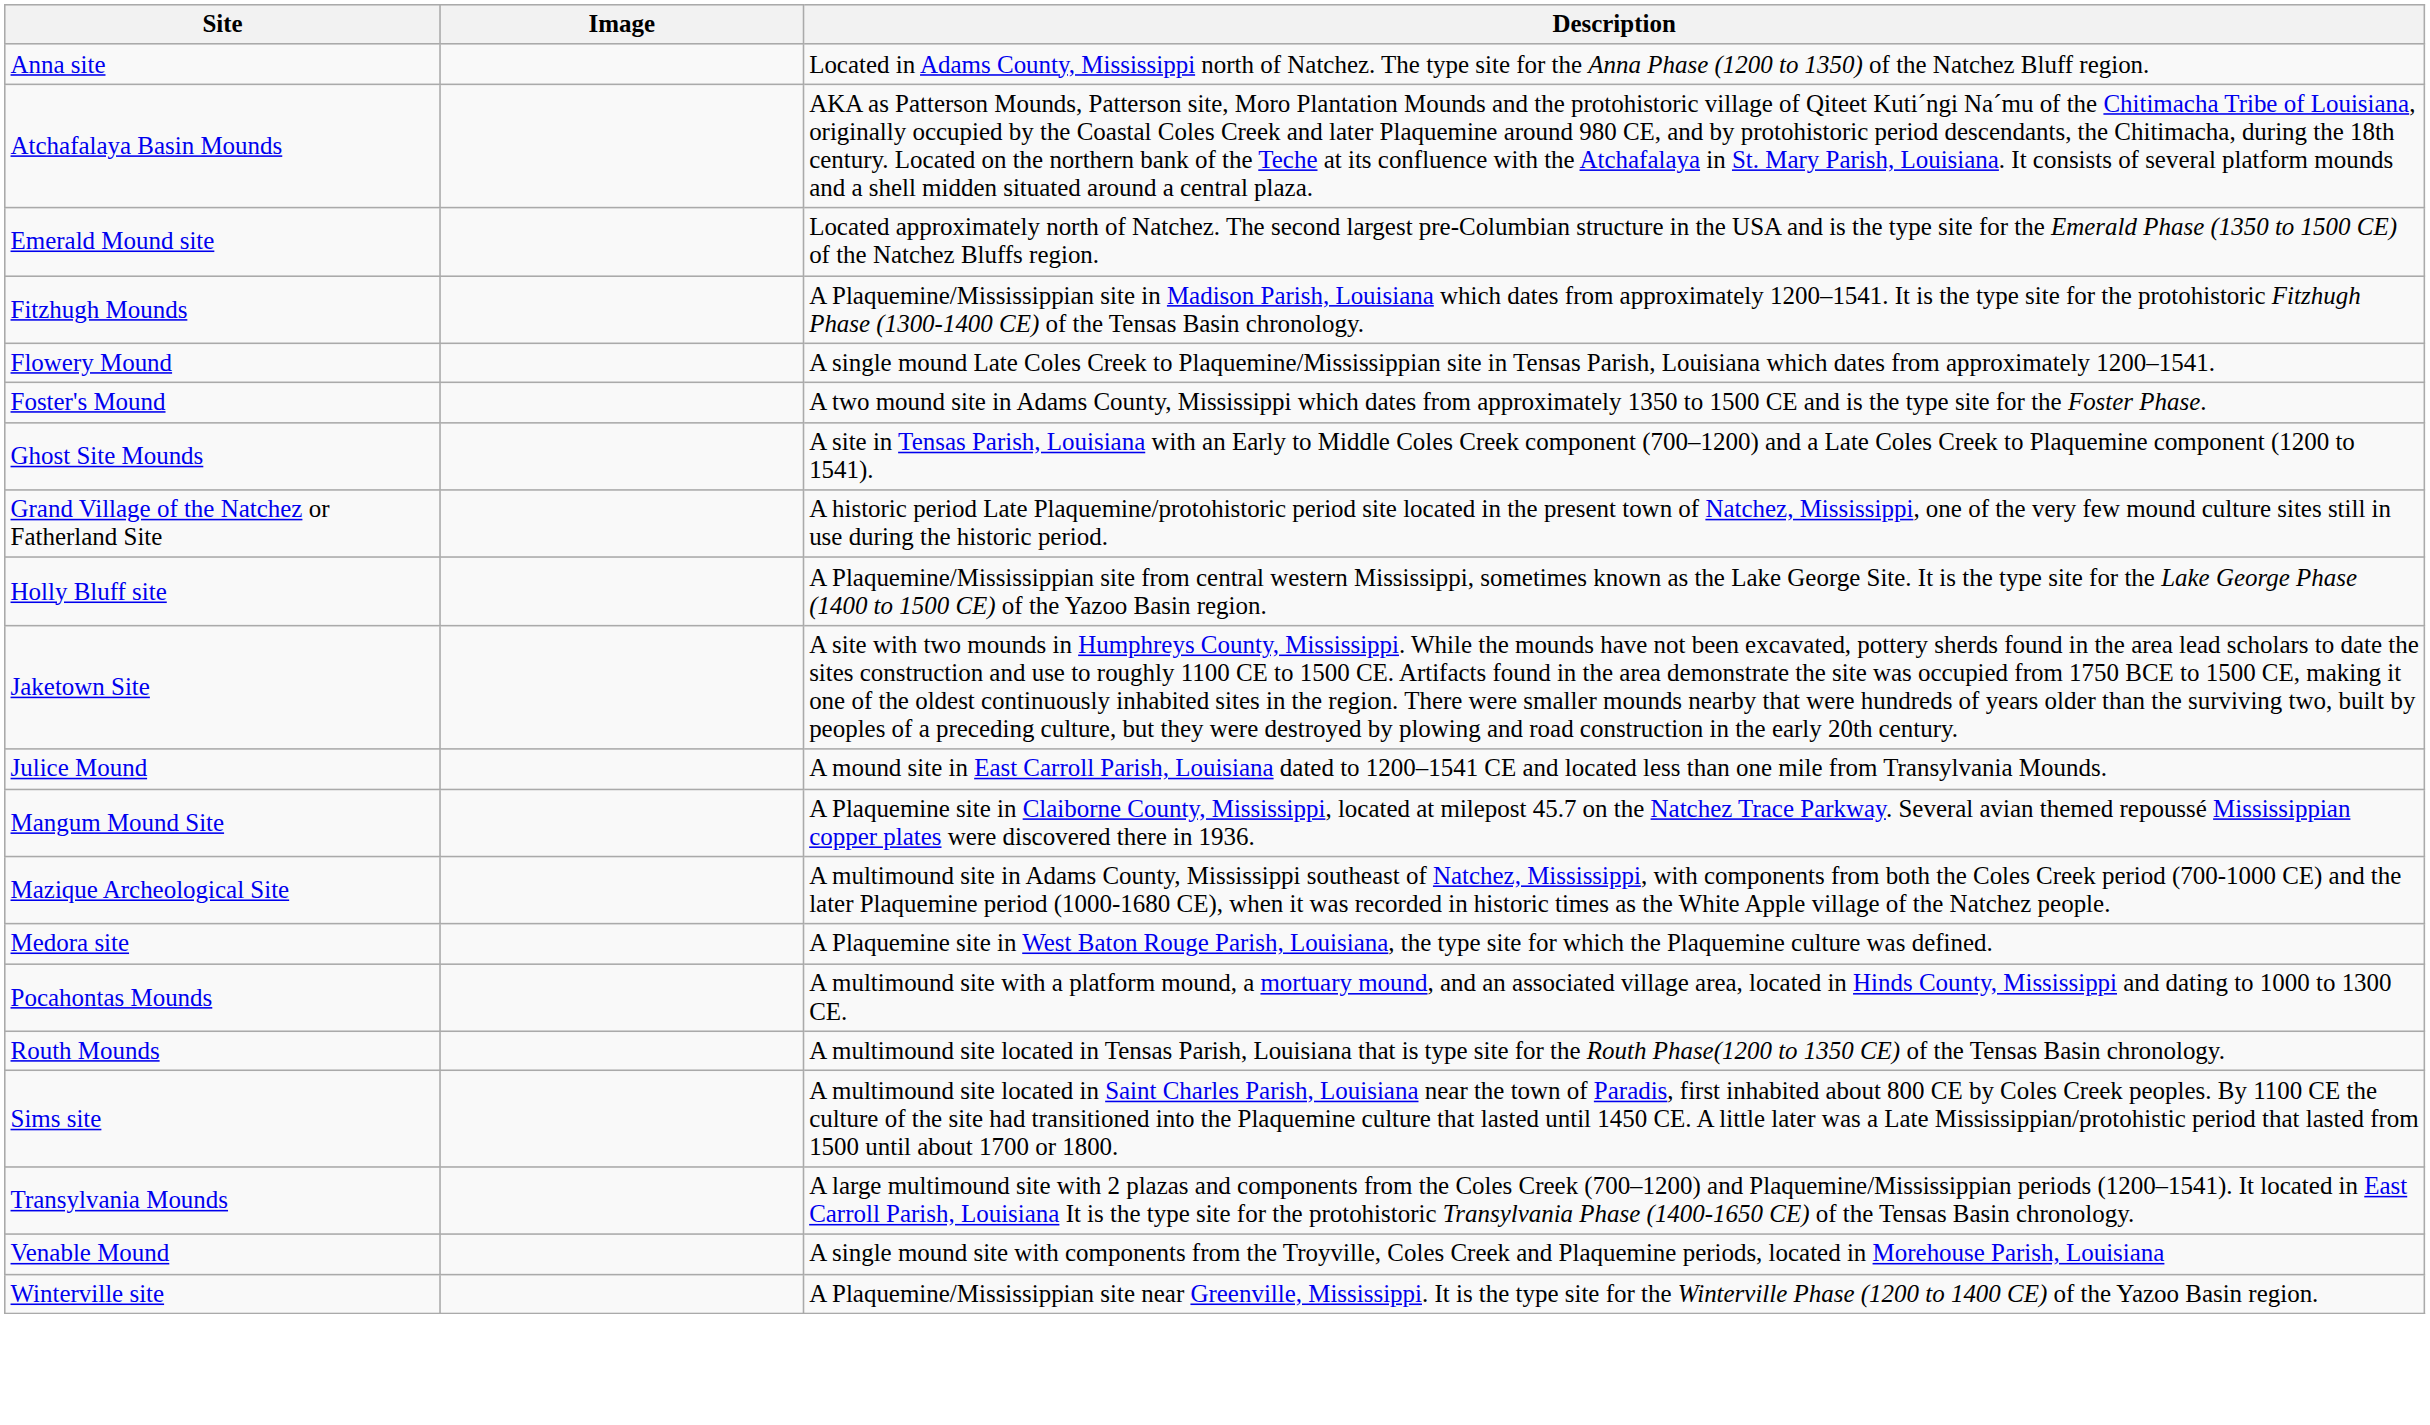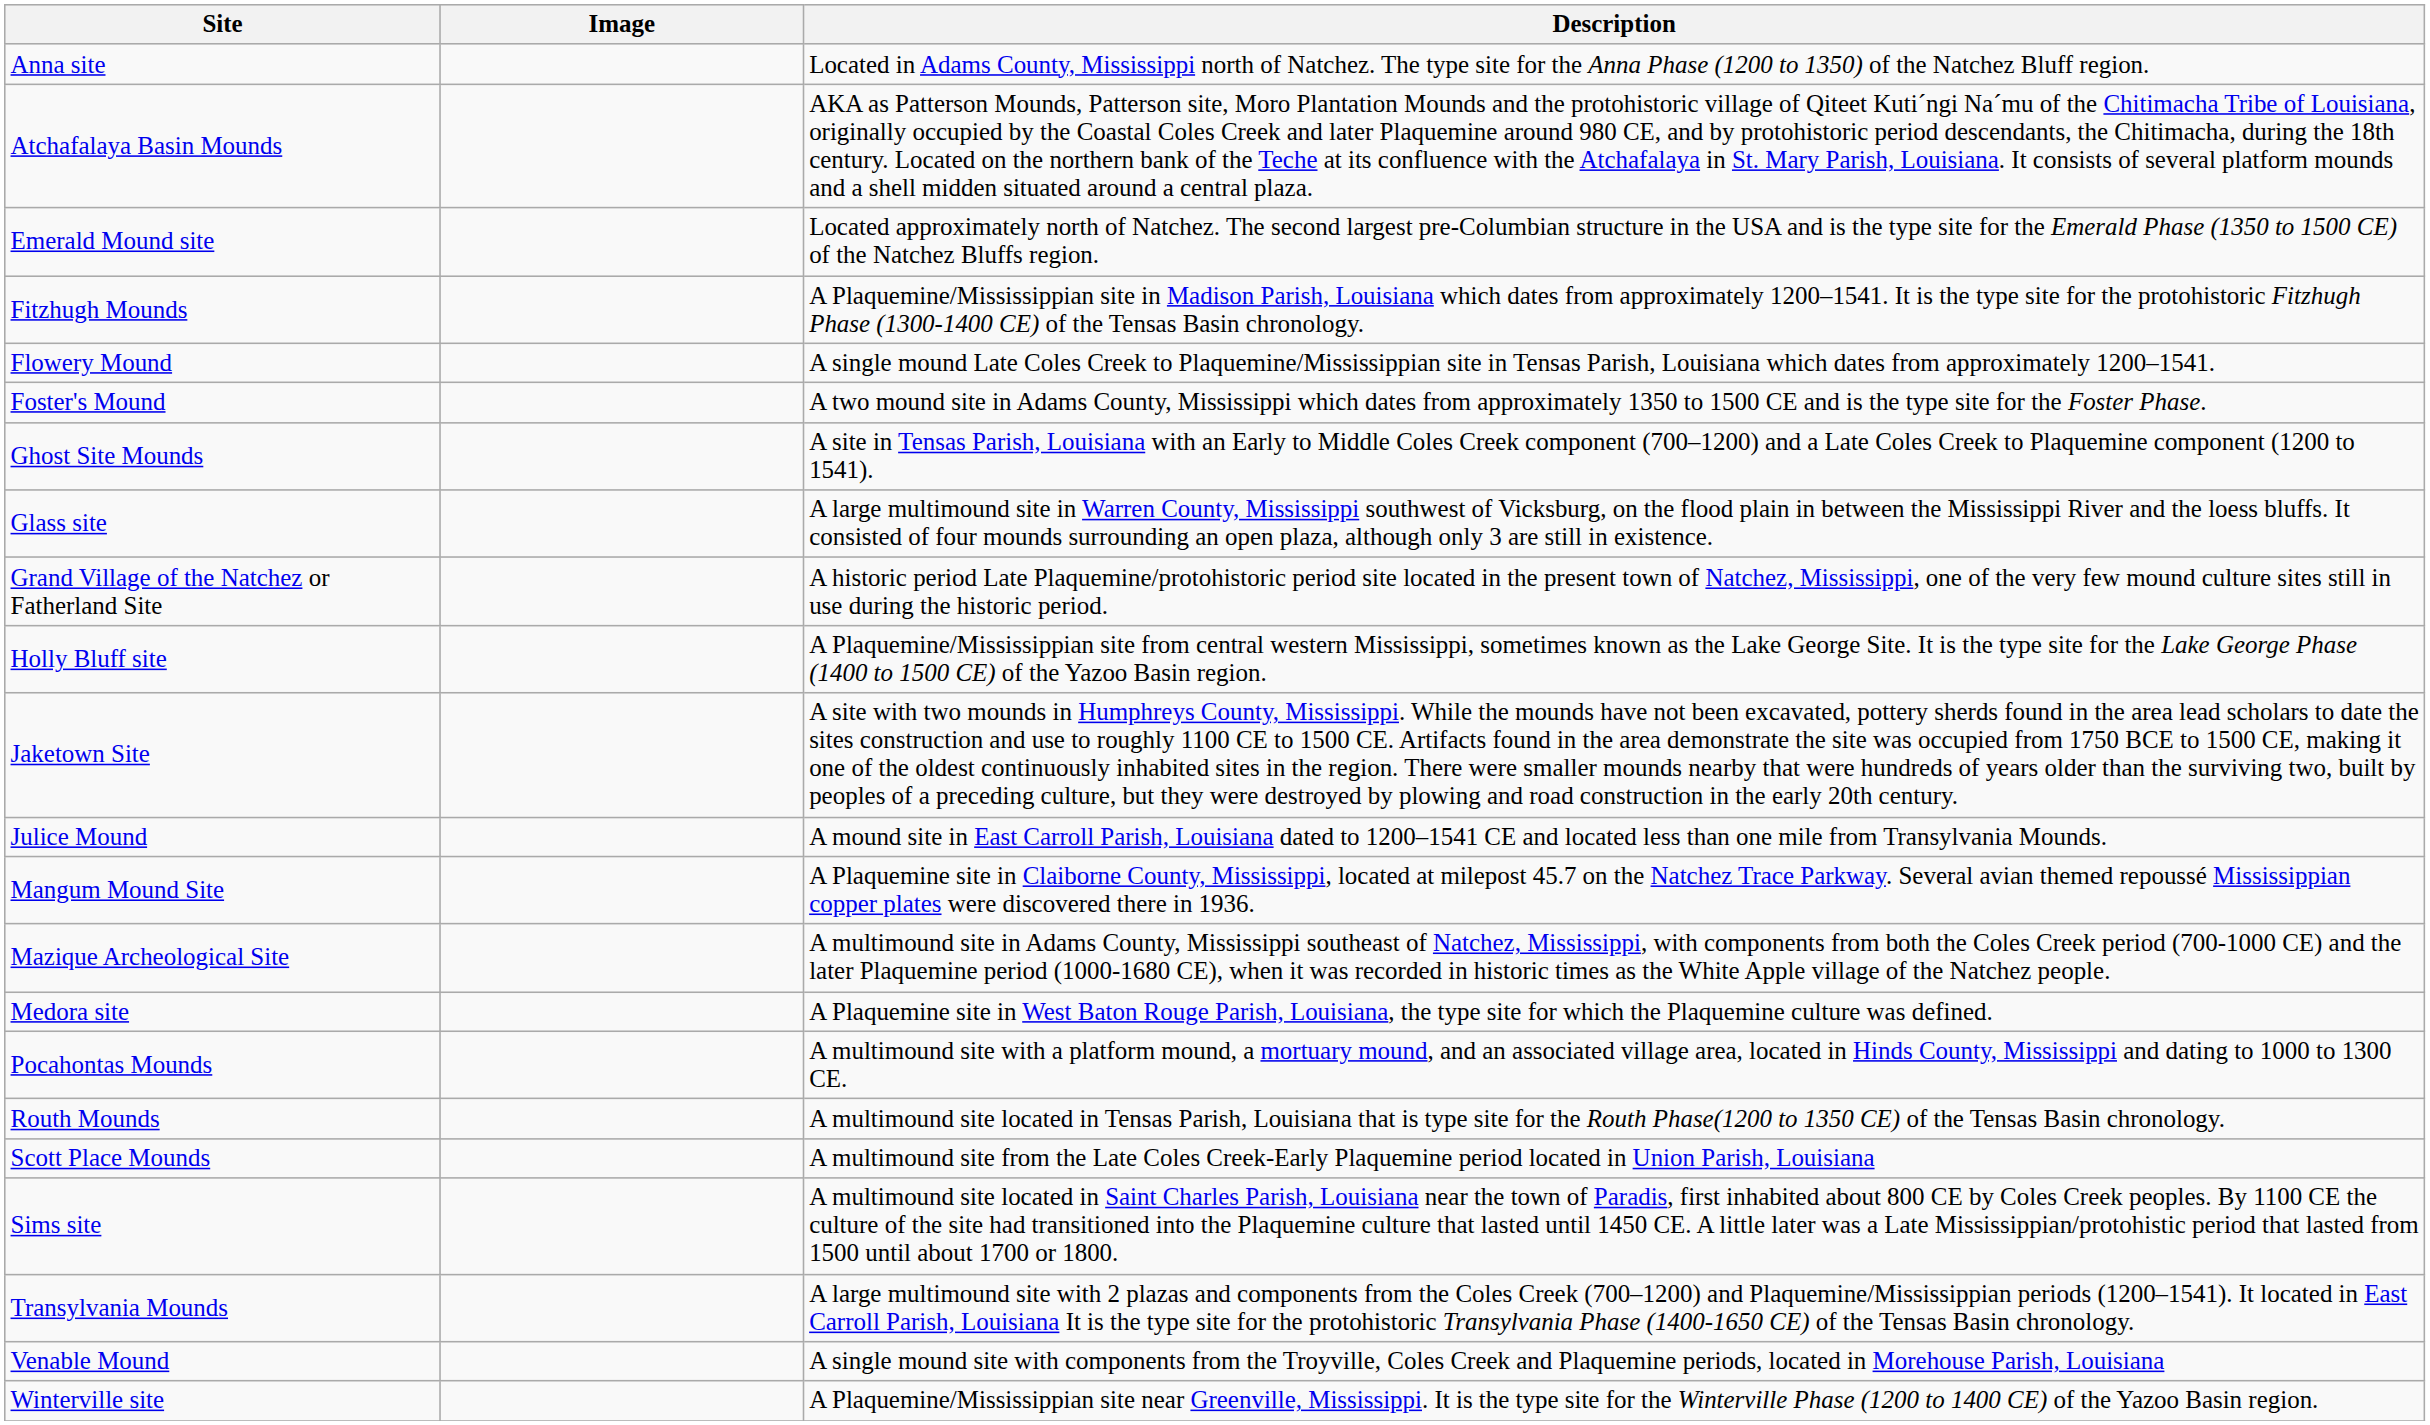+ row: (59, 523)
+ row: (110, 1158)
